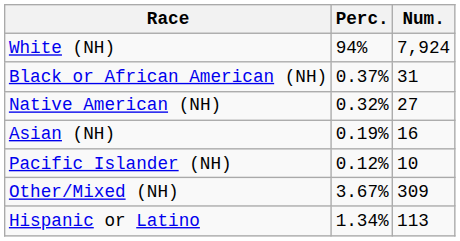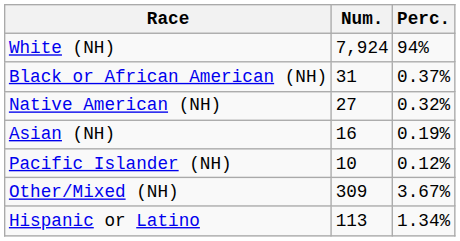columns swapped: (424, 19) <-> (362, 19)
